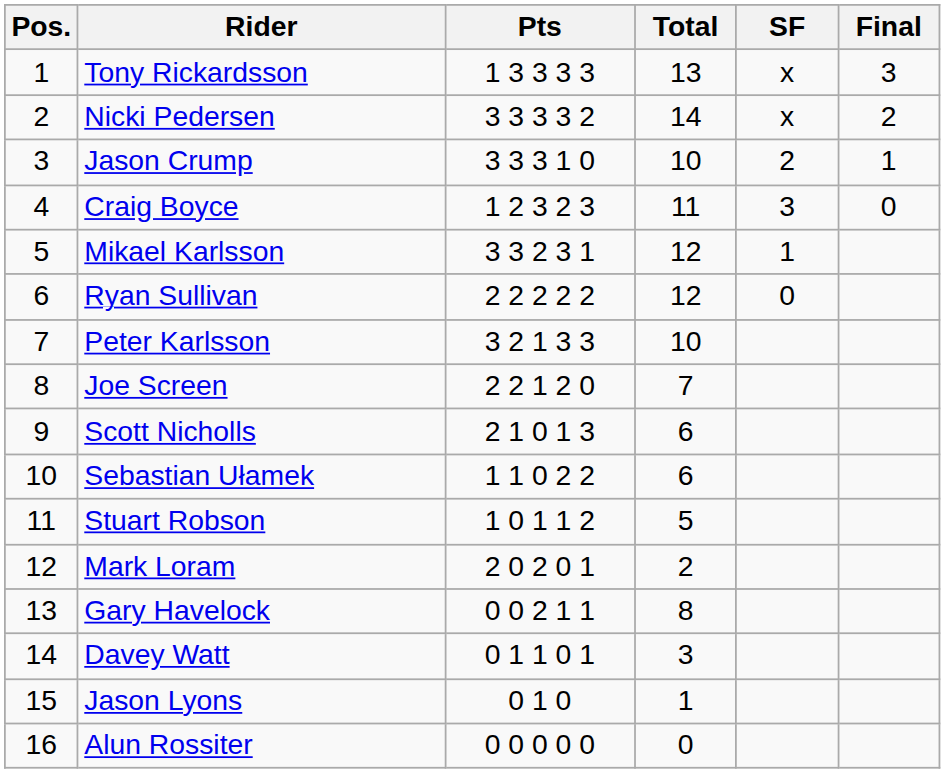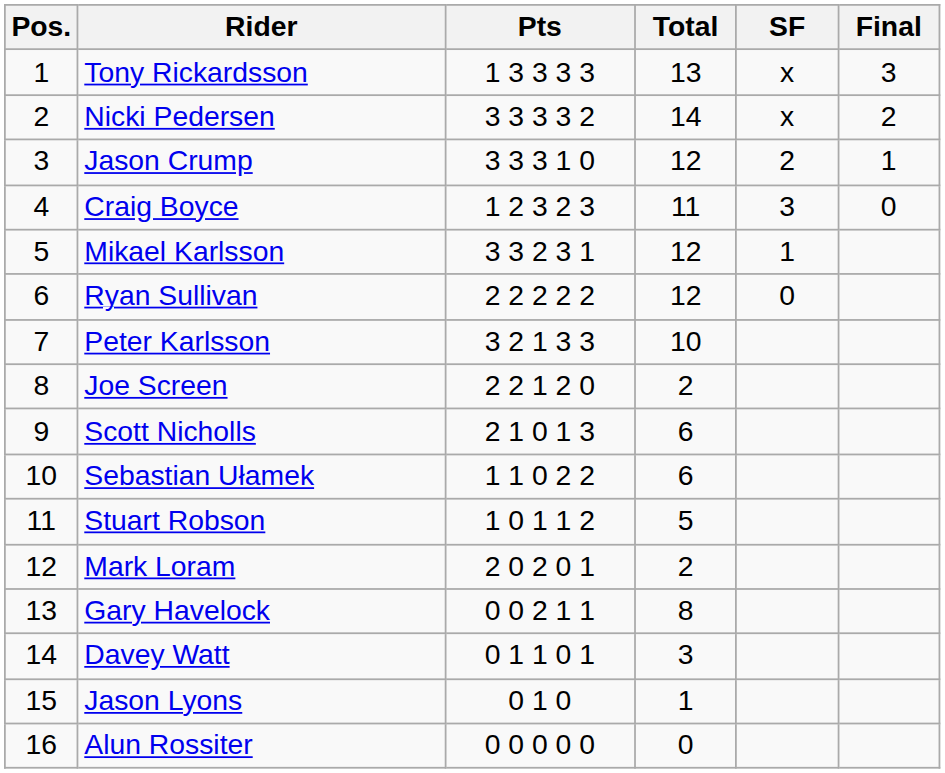(686, 161) 10 -> (686, 161) 12
(686, 386) 7 -> (686, 386) 2
